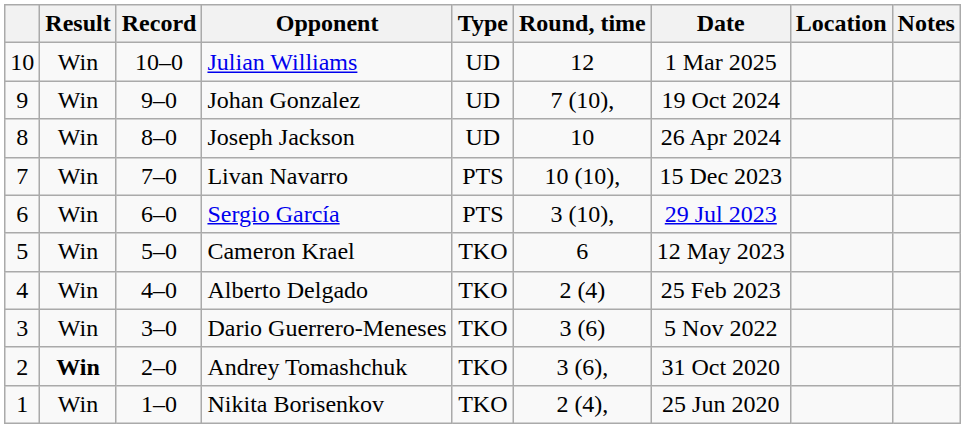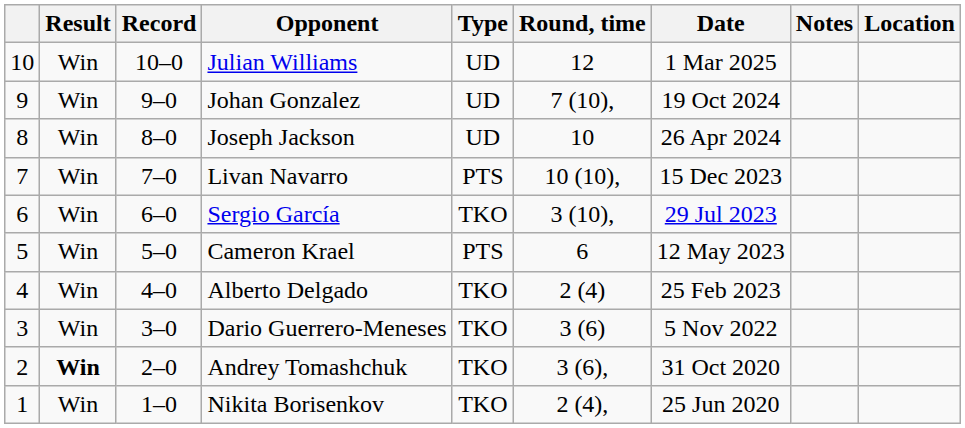columns swapped: (841, 23) <-> (926, 23)
(483, 213) PTS -> (483, 213) TKO
(483, 251) TKO -> (483, 251) PTS
